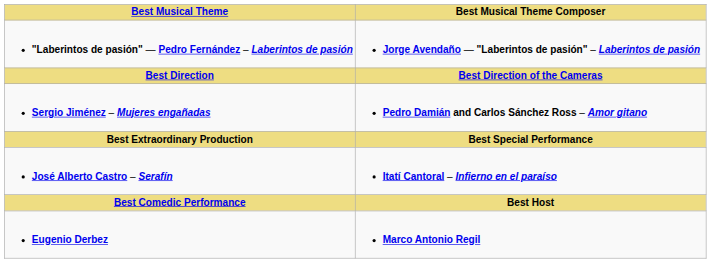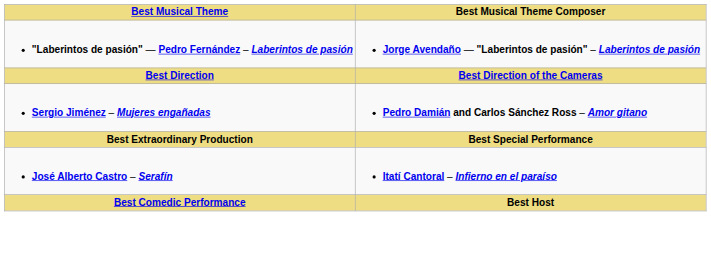- row: (180, 240)
